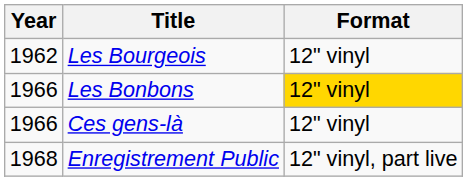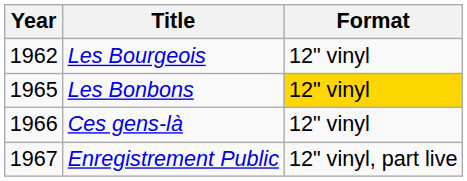(34, 90) 1966 -> (34, 90) 1965
(34, 158) 1968 -> (34, 158) 1967
